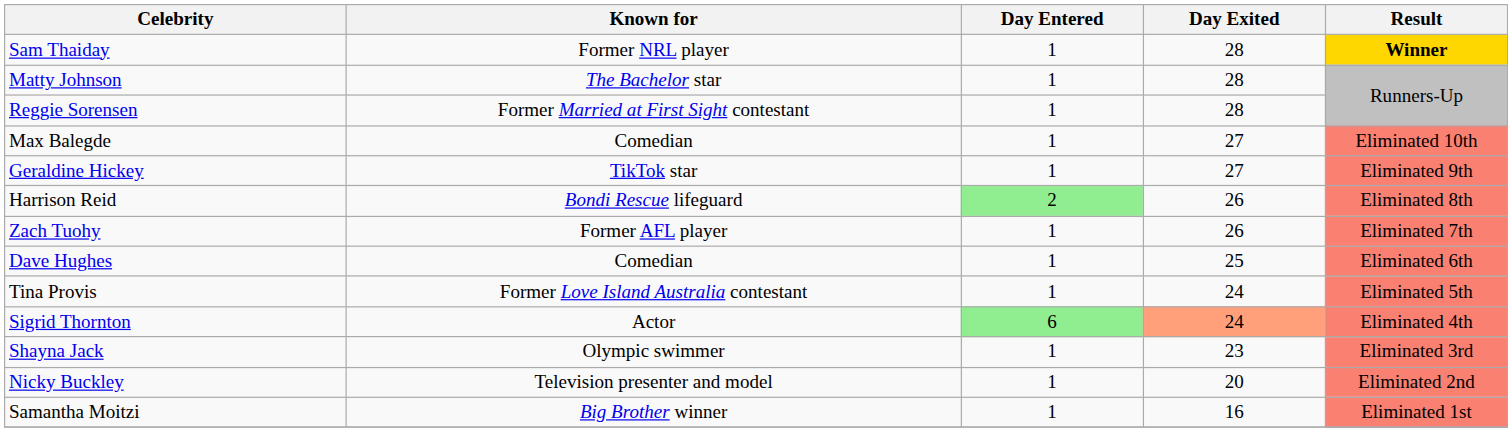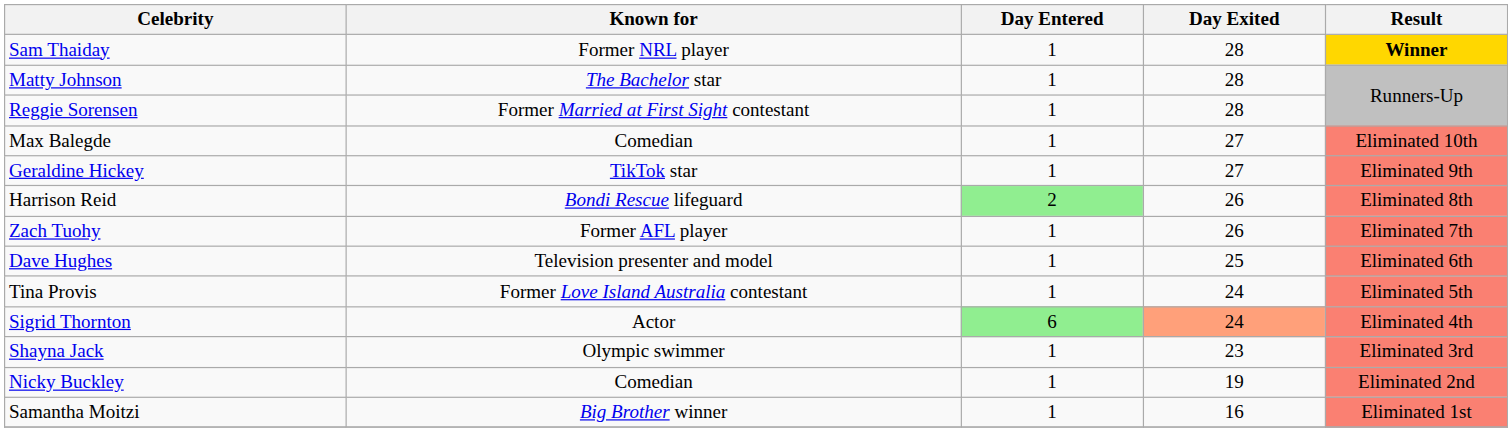(654, 261) Comedian -> (654, 261) Television presenter and model
(654, 381) Television presenter and model -> (654, 381) Comedian
(1234, 381) 20 -> (1234, 381) 19
